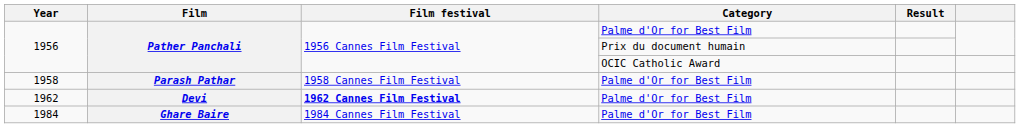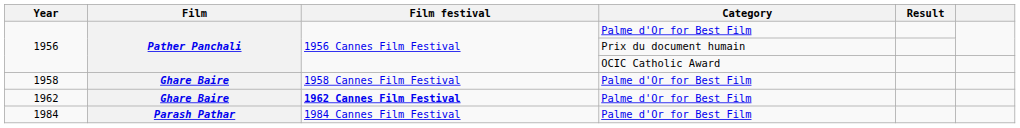(195, 81) Parash Pathar -> (195, 81) Ghare Baire
(195, 98) Devi -> (195, 98) Ghare Baire
(195, 115) Ghare Baire -> (195, 115) Parash Pathar
